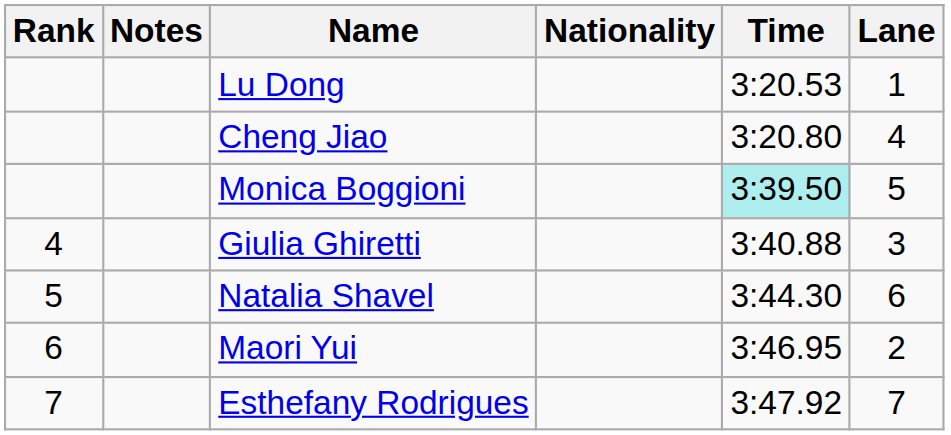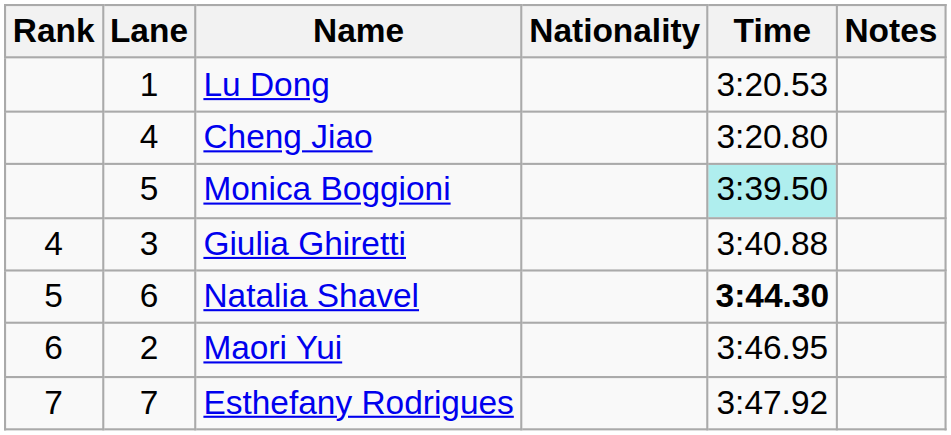columns swapped: (896, 31) <-> (156, 31)
(786, 296) normal -> (772, 296) bold
